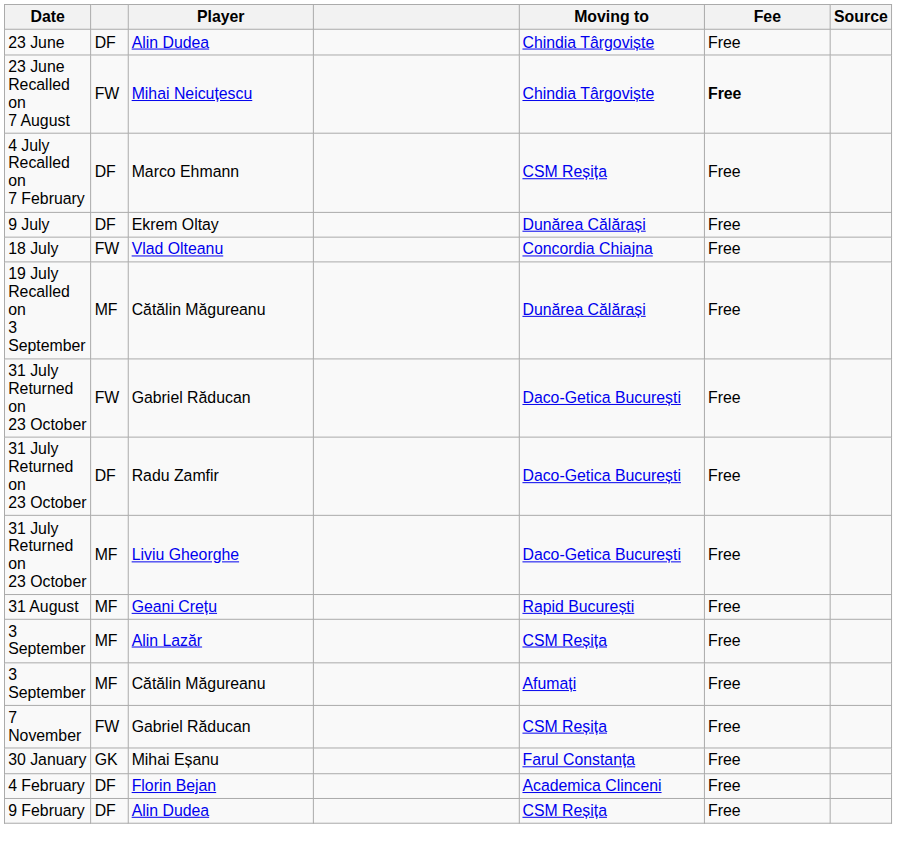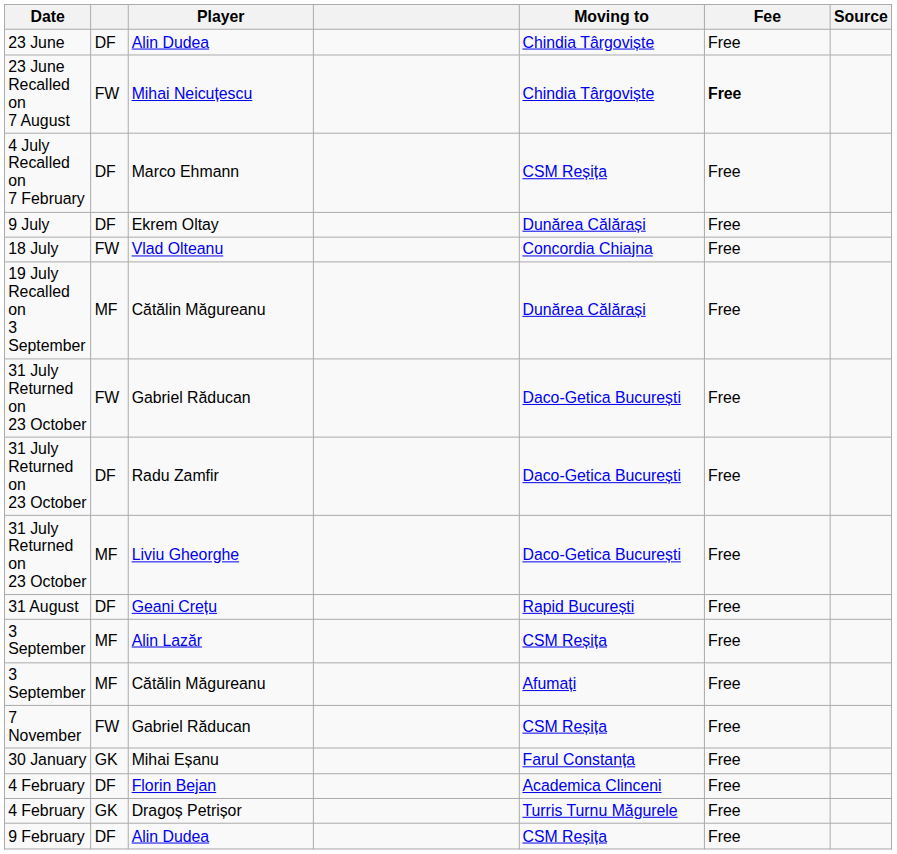(106, 606) MF -> (105, 606) DF
+ row: (46, 811)
